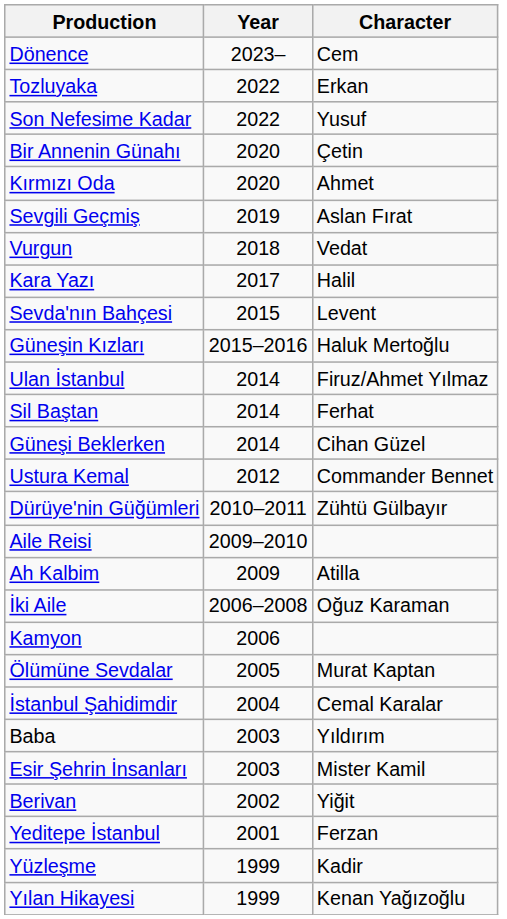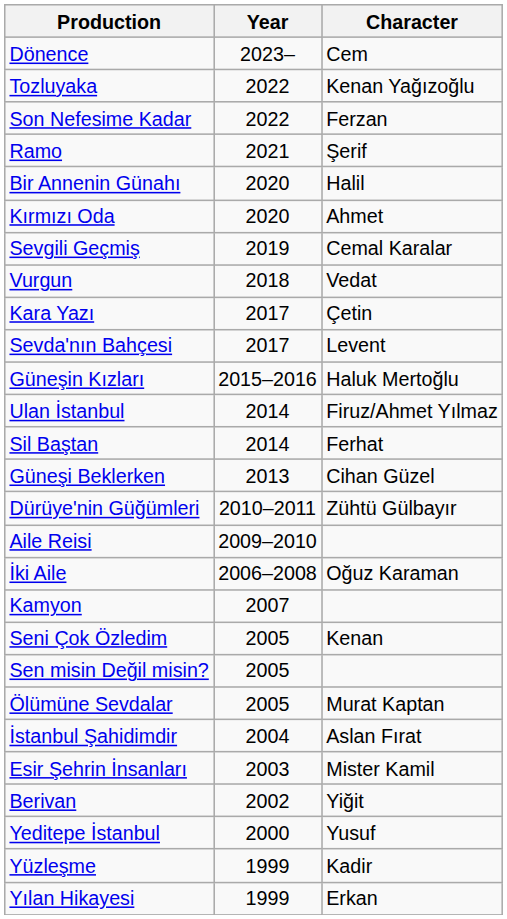(343, 86) Erkan -> (400, 86) Kenan Yağızoğlu
(342, 118) Yusuf -> (357, 118) Ferzan
+ row: (36, 151)
(340, 151) Çetin -> (345, 183) Halil
(365, 216) Aslan Fırat -> (389, 248) Cemal Karalar
(336, 281) Halil -> (349, 313) Çetin
(258, 313) 2015 -> (268, 346) 2017
(258, 443) 2014 -> (268, 476) 2013
- row: (69, 476)
- row: (54, 573)
(258, 638) 2006 -> (268, 606) 2007
+ row: (88, 638)
+ row: (109, 670)
(380, 703) Cemal Karalar -> (374, 735) Aslan Fırat
- row: (32, 735)
(258, 833) 2001 -> (268, 833) 2000
(348, 833) Ferzan -> (351, 833) Yusuf
(391, 898) Kenan Yağızoğlu -> (352, 898) Erkan
